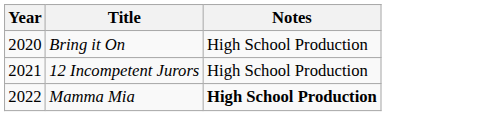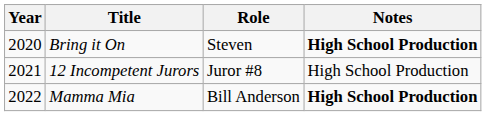+ column: (253, 17)
(287, 44) normal -> (393, 44) bold
